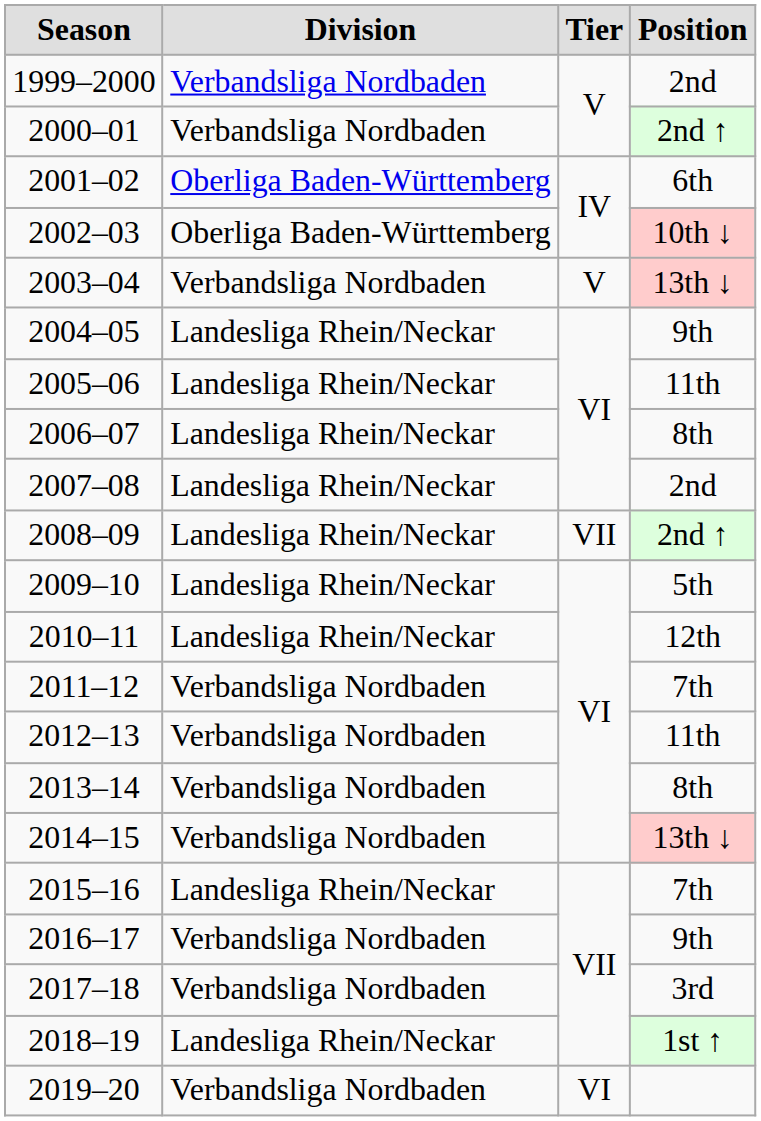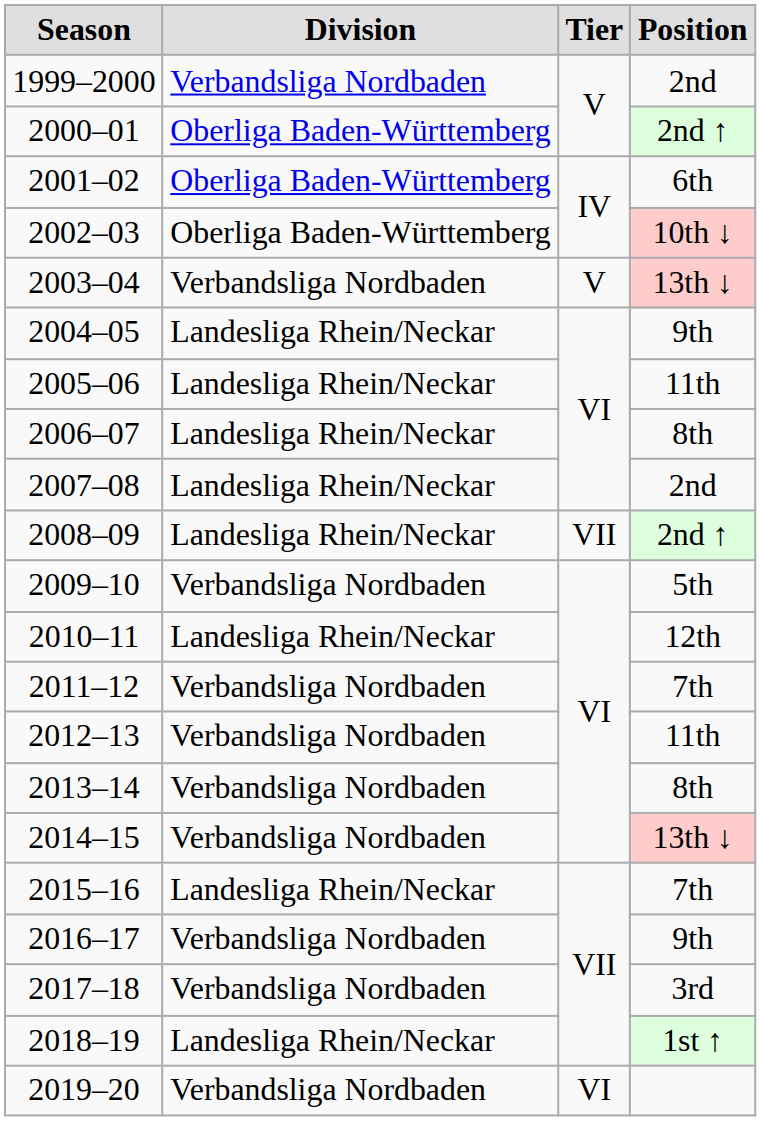(328, 130) Verbandsliga Nordbaden -> (361, 130) Oberliga Baden-Württemberg
(333, 585) Landesliga Rhein/Neckar -> (328, 585) Verbandsliga Nordbaden
